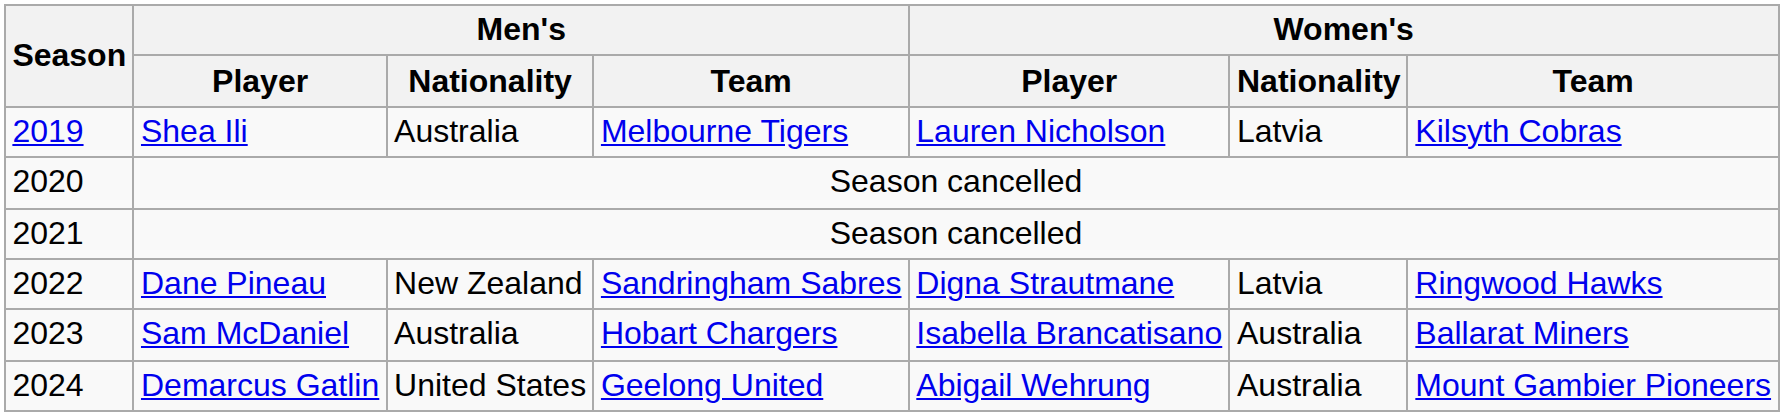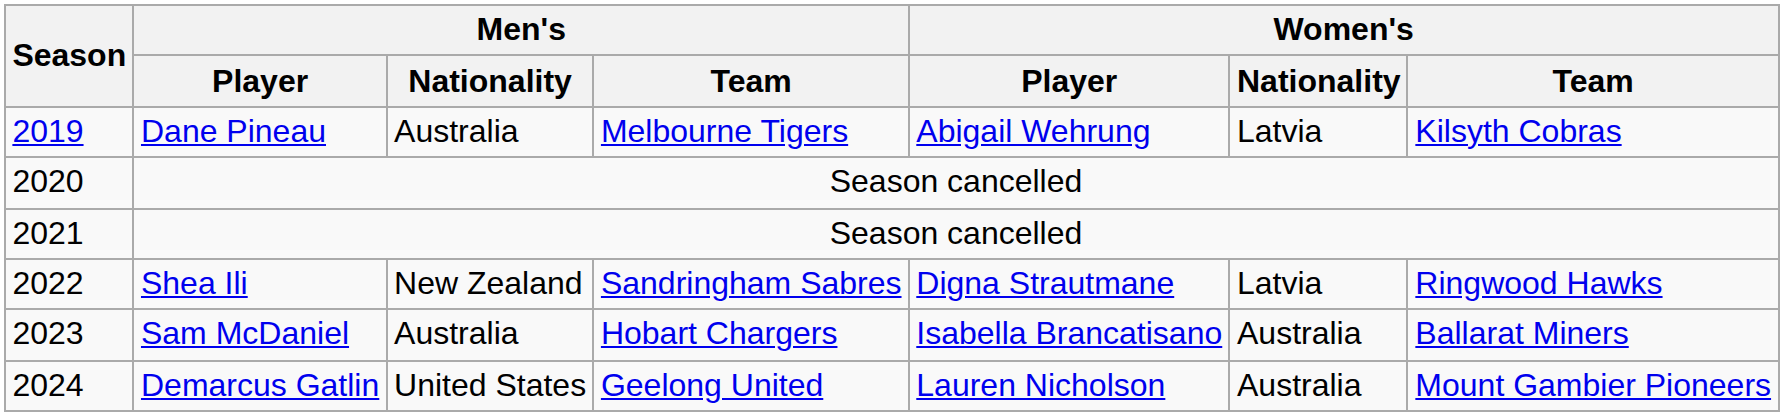(194, 131) Shea Ili -> (233, 131) Dane Pineau
(1041, 131) Lauren Nicholson -> (1033, 131) Abigail Wehrung
(233, 283) Dane Pineau -> (194, 283) Shea Ili
(1033, 385) Abigail Wehrung -> (1041, 385) Lauren Nicholson
